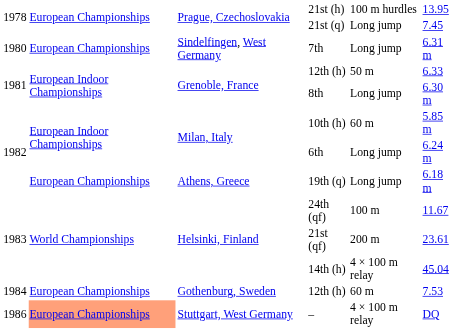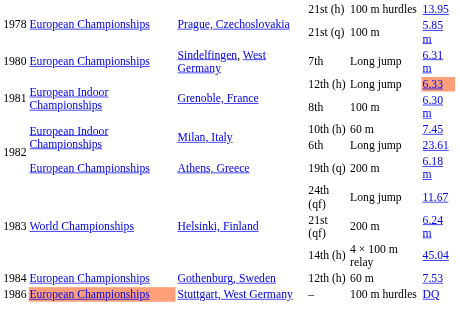(376, 25) Long jump -> (365, 32) 100 m
(433, 25) 7.45 -> (433, 32) 5.85 m
(362, 71) 50 m -> (376, 84) Long jump
(433, 71) no background -> (433, 84) lightsalmon background
(376, 93) Long jump -> (365, 106) 100 m
(433, 123) 5.85 m -> (433, 129) 7.45
(433, 152) 6.24 m -> (436, 145) 23.61
(376, 181) Long jump -> (365, 168) 200 m
(365, 210) 100 m -> (376, 197) Long jump
(436, 239) 23.61 -> (433, 226) 6.24 m
(374, 314) 4 × 100 m relay -> (384, 294) 100 m hurdles
